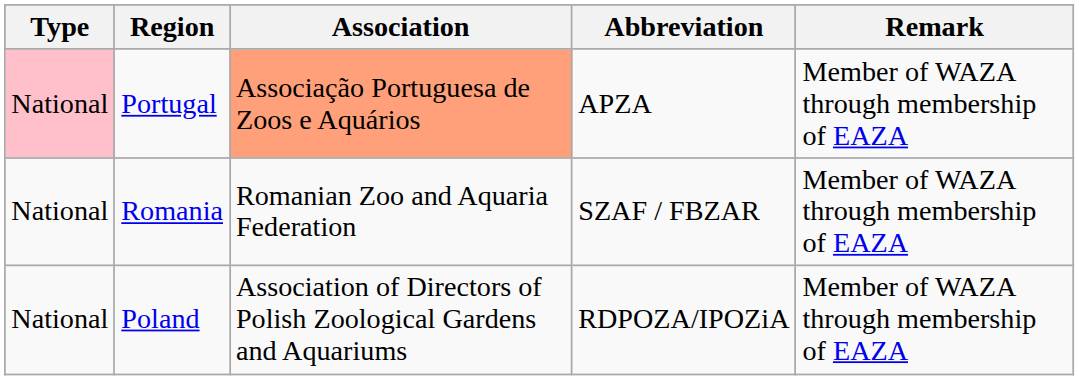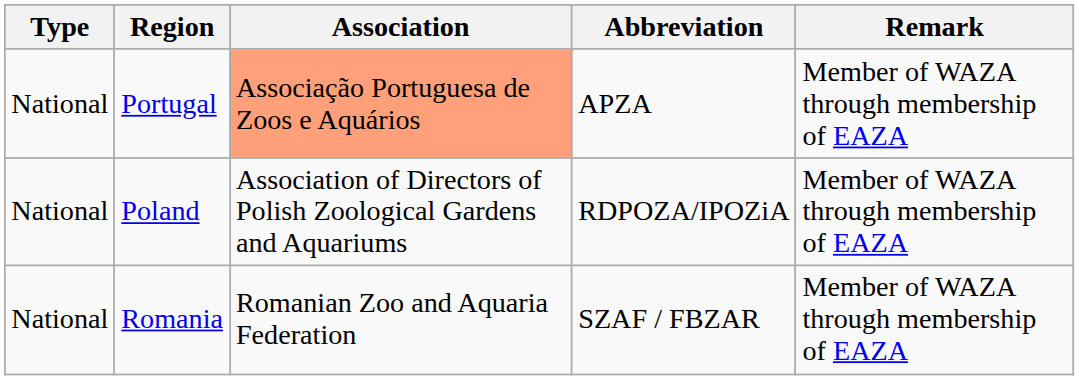(60, 103) pink background -> (60, 103) no background
rows swapped: (160, 319) <-> (172, 211)
